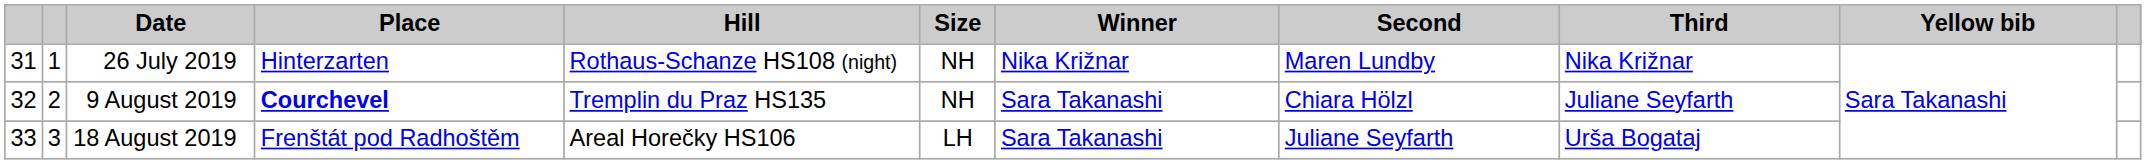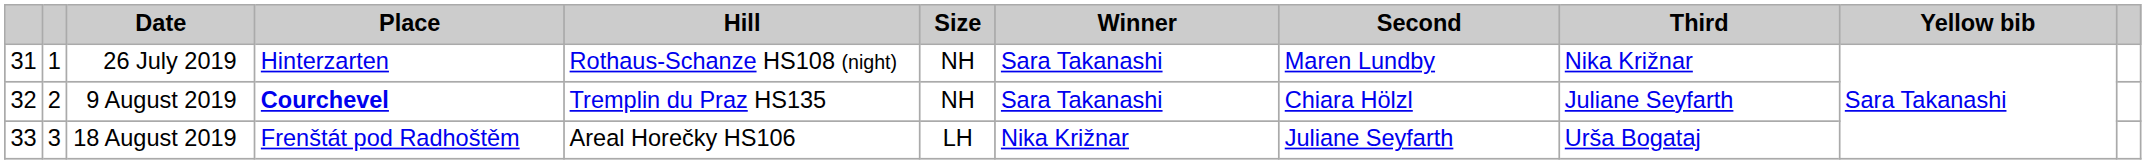(1065, 61) Nika Križnar -> (1082, 61) Sara Takanashi
(1082, 138) Sara Takanashi -> (1065, 138) Nika Križnar
